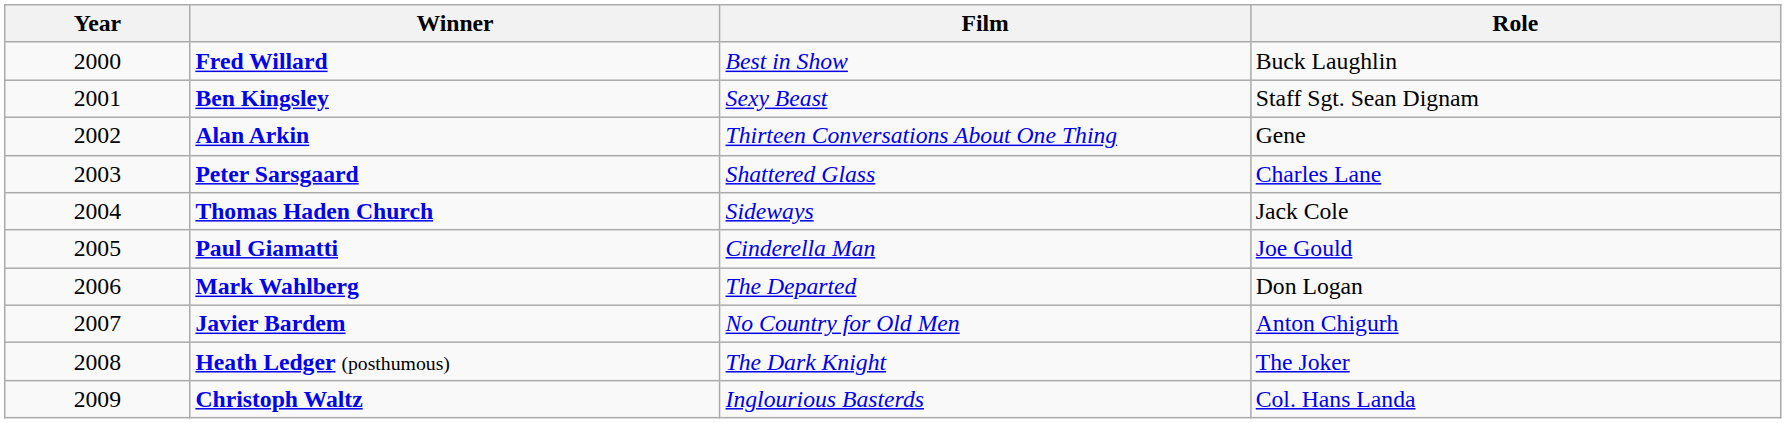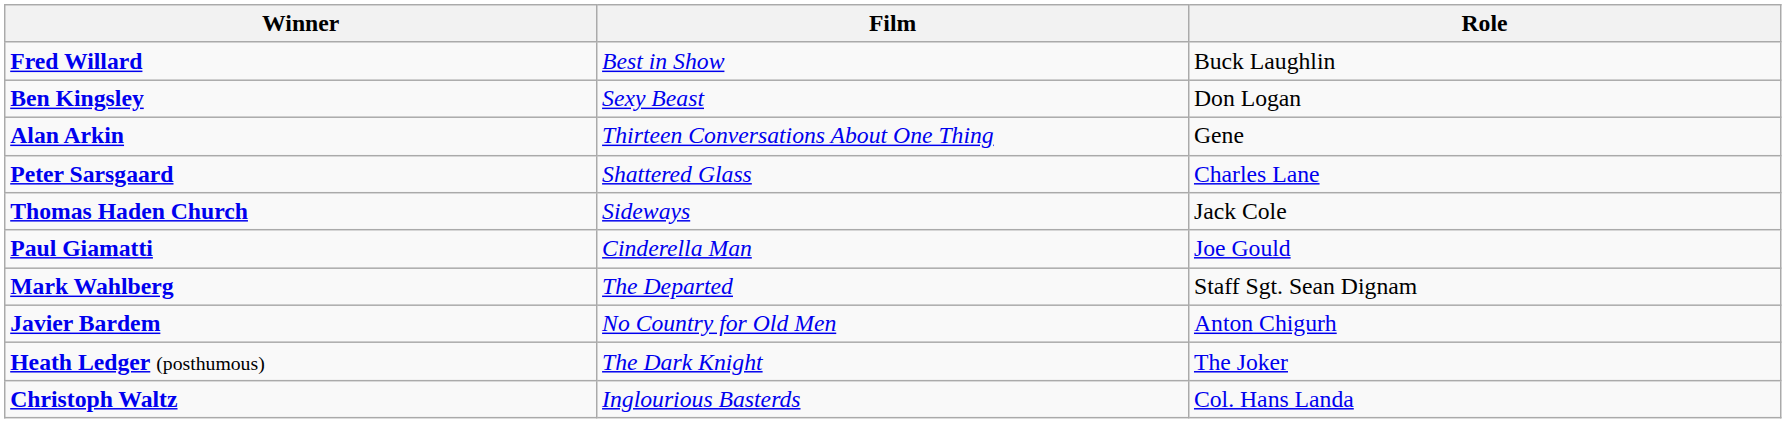- column: (97, 23)
(1367, 98) Staff Sgt. Sean Dignam -> (1248, 98) Don Logan
(1309, 286) Don Logan -> (1306, 286) Staff Sgt. Sean Dignam
